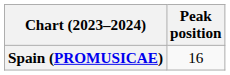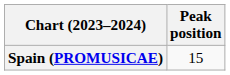(196, 57) 16 -> (196, 57) 15
